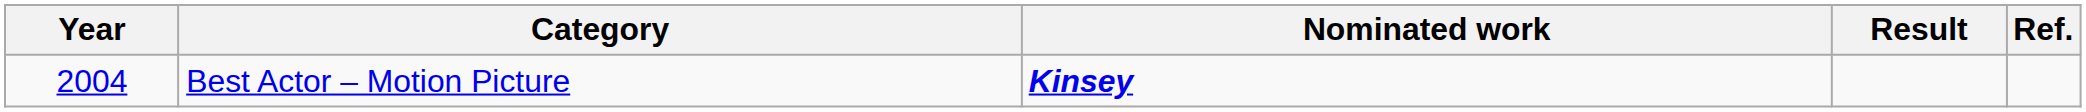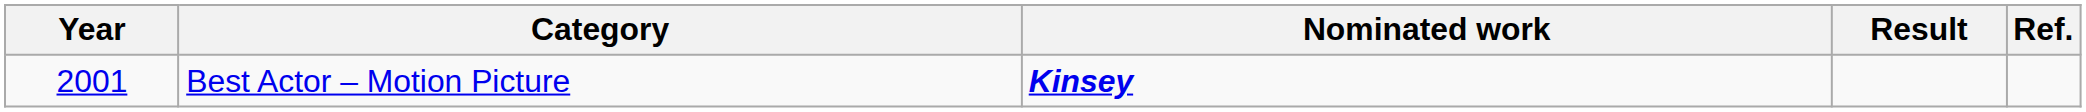(92, 80) 2004 -> (92, 80) 2001
